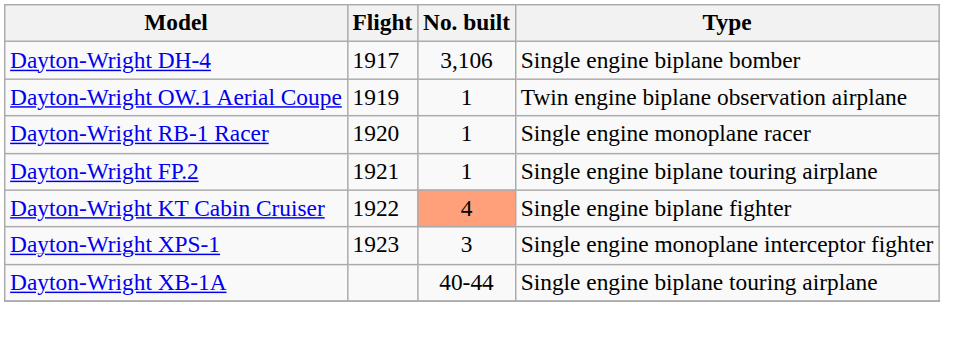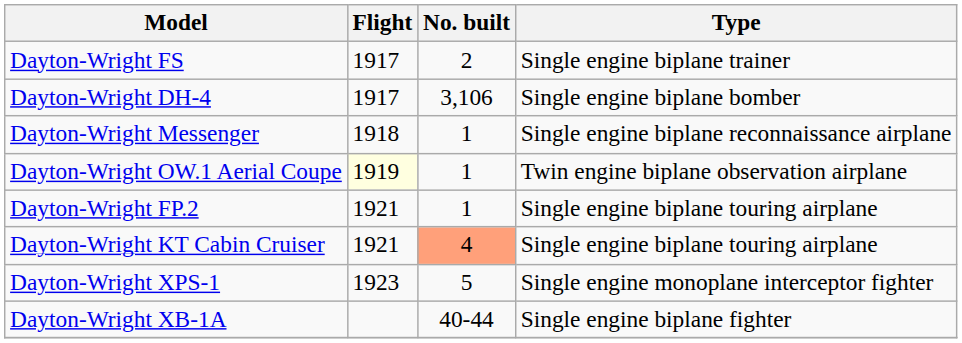+ row: (97, 60)
+ row: (135, 134)
(376, 97) no background -> (376, 171) lightyellow background
- row: (139, 134)
(376, 208) 1922 -> (376, 245) 1921
(656, 208) Single engine biplane fighter -> (699, 245) Single engine biplane touring airplane
(467, 245) 3 -> (467, 282) 5
(699, 282) Single engine biplane touring airplane -> (656, 319) Single engine biplane fighter
